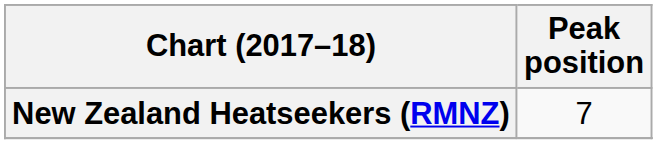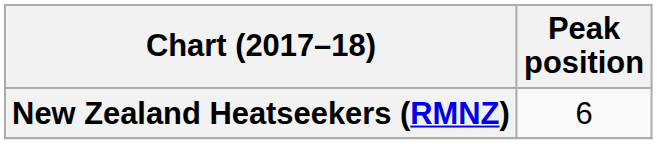(584, 112) 7 -> (584, 112) 6
